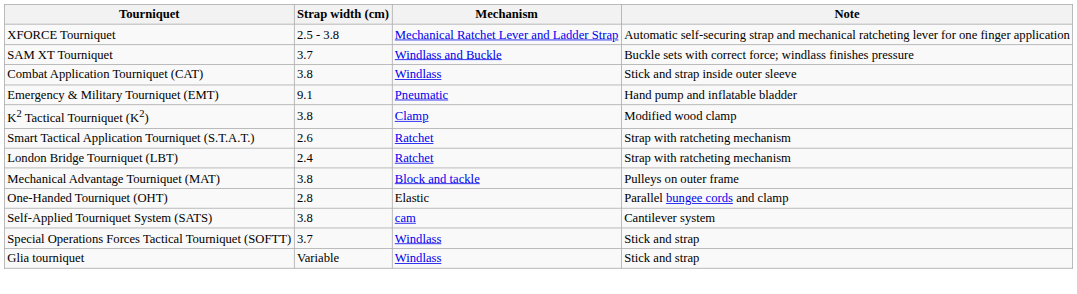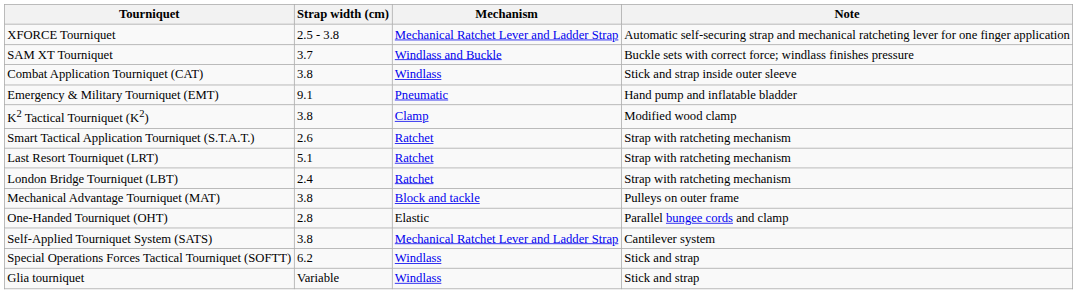+ row: (83, 158)
(405, 218) cam -> (507, 238) Mechanical Ratchet Lever and Ladder Strap
(305, 238) 3.7 -> (305, 258) 6.2
